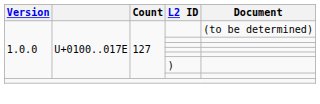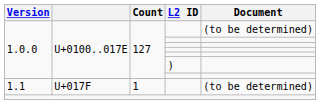+ row: (16, 86)
